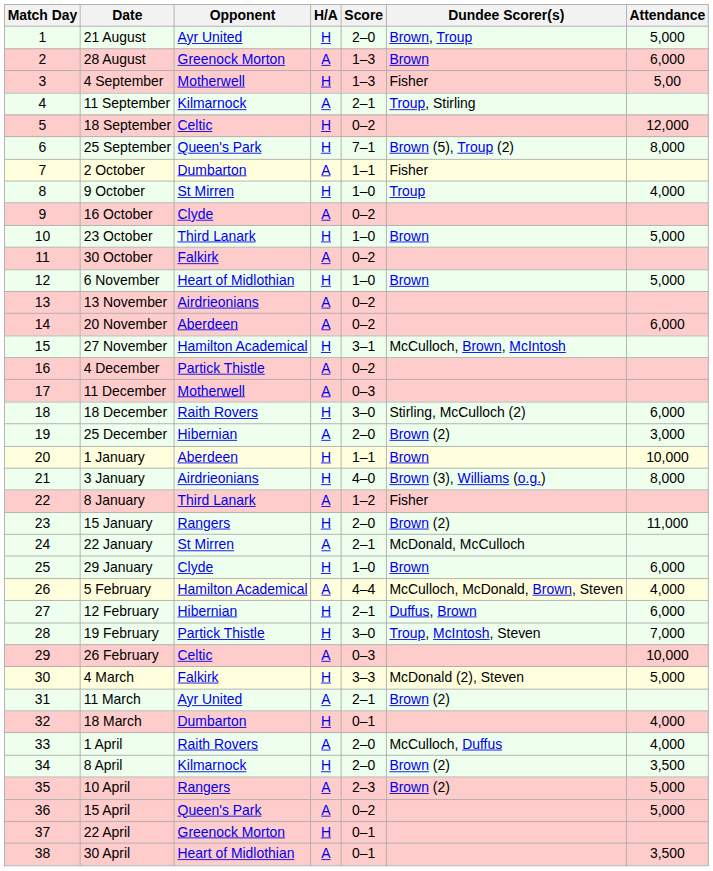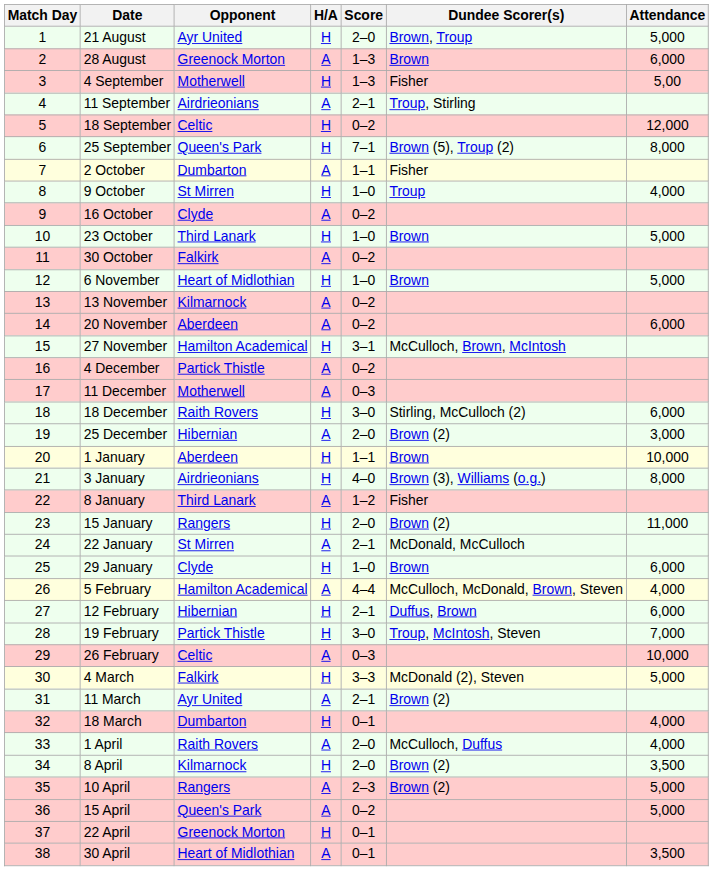(212, 103) Kilmarnock -> (218, 103) Airdrieonians
(218, 302) Airdrieonians -> (212, 302) Kilmarnock
